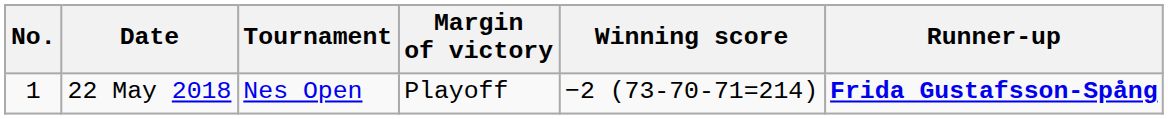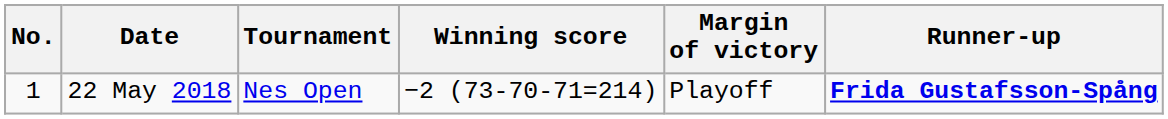columns swapped: (692, 39) <-> (479, 39)
